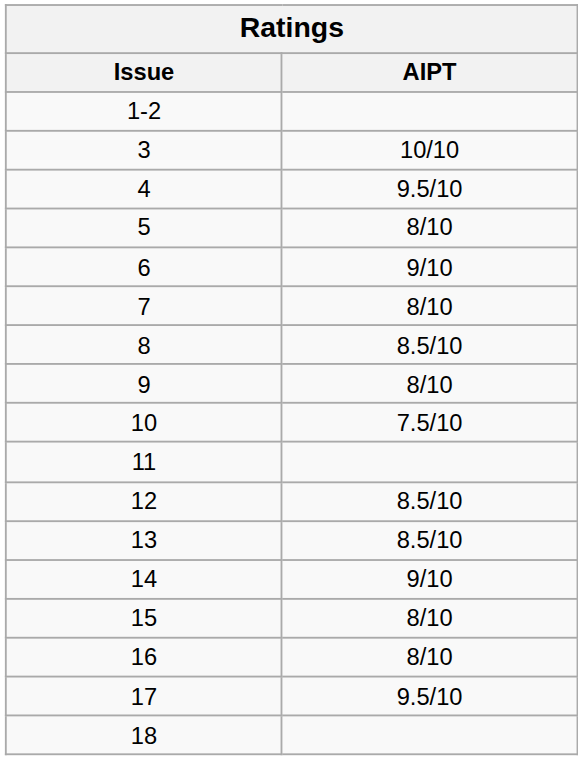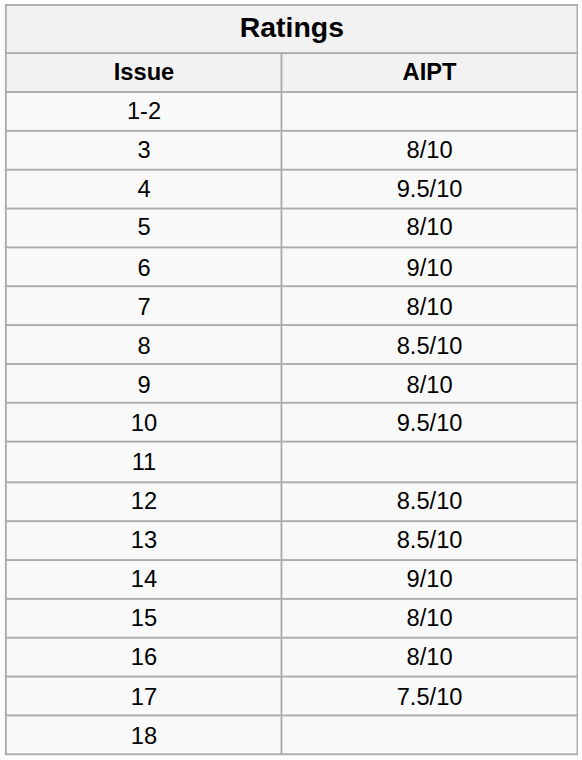(430, 150) 10/10 -> (430, 150) 8/10
(430, 423) 7.5/10 -> (430, 423) 9.5/10
(430, 696) 9.5/10 -> (430, 696) 7.5/10
